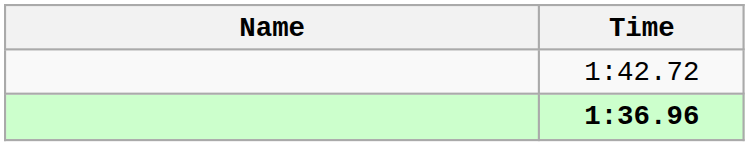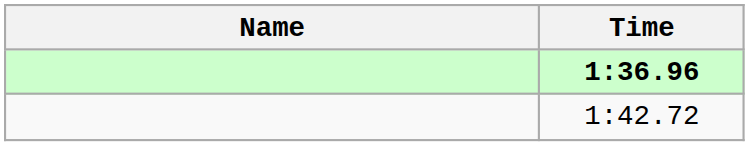rows swapped: (642, 117) <-> (642, 72)
